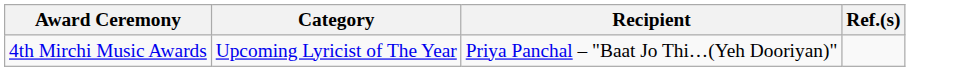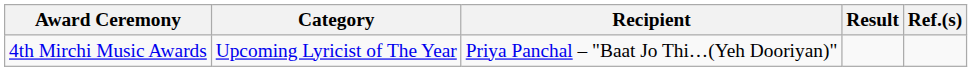+ column: (873, 19)
